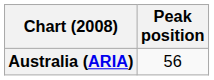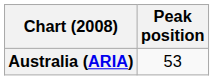(173, 61) 56 -> (173, 61) 53
